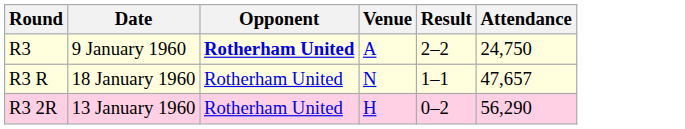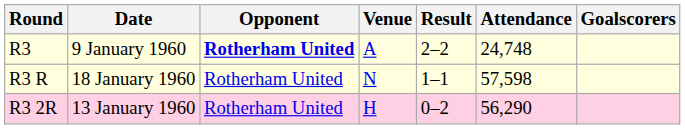+ column: (628, 19)
(506, 49) 24,750 -> (506, 49) 24,748
(506, 78) 47,657 -> (506, 78) 57,598
